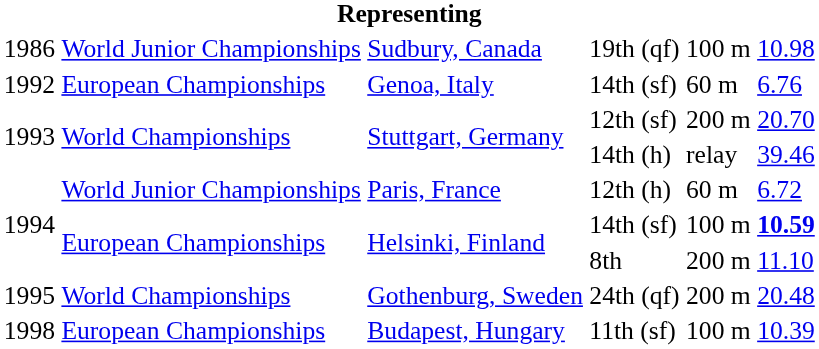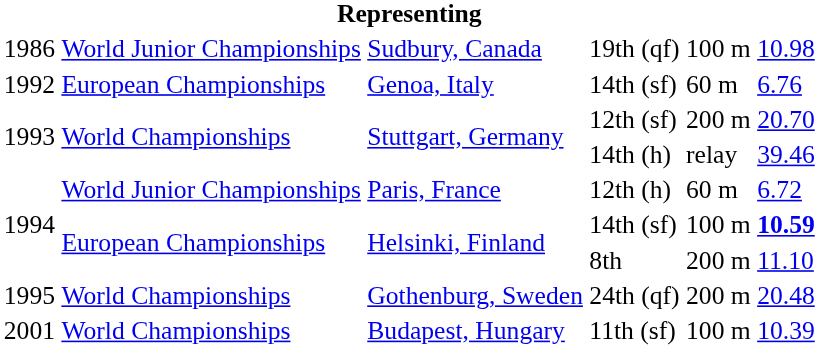(29, 330) 1998 -> (29, 330) 2001
(193, 330) European Championships -> (176, 330) World Championships
